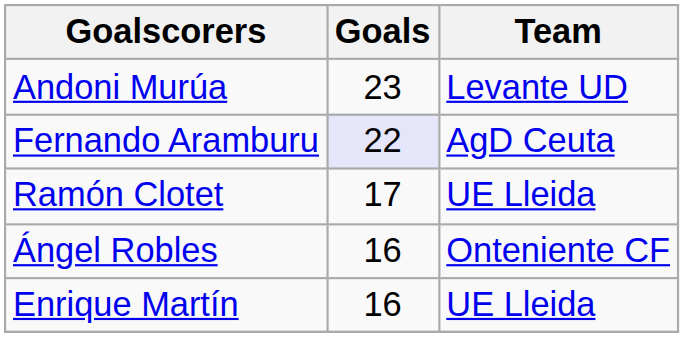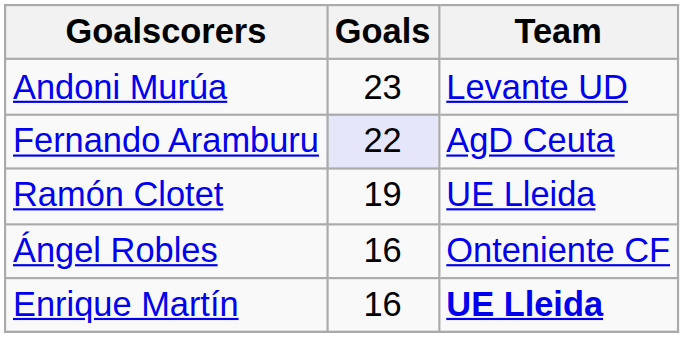(383, 195) 17 -> (383, 195) 19
(521, 304) normal -> (525, 304) bold
